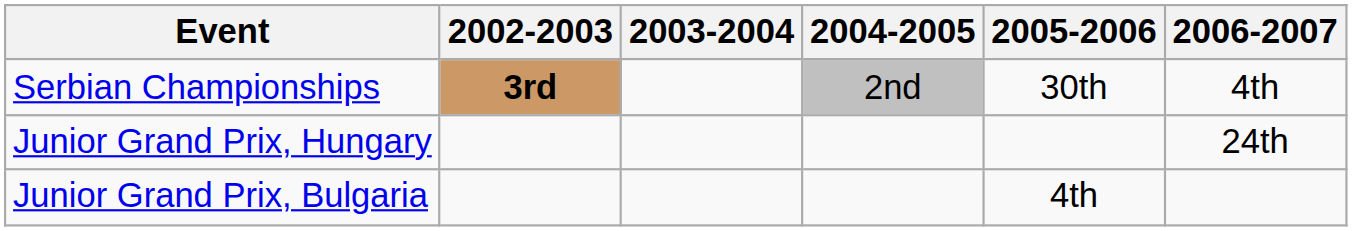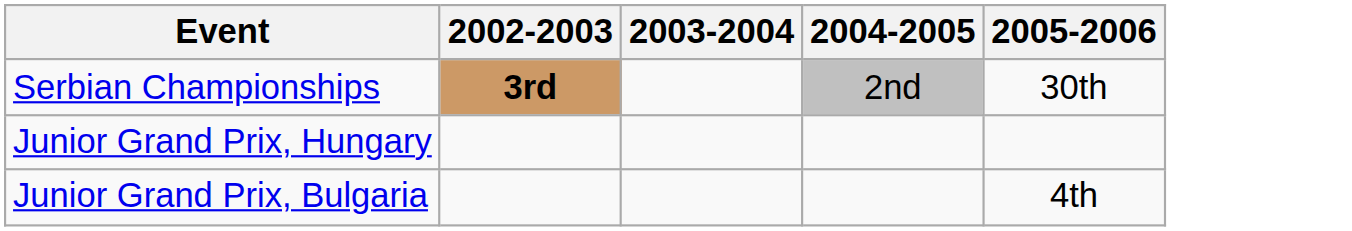- column: (1255, 31)
